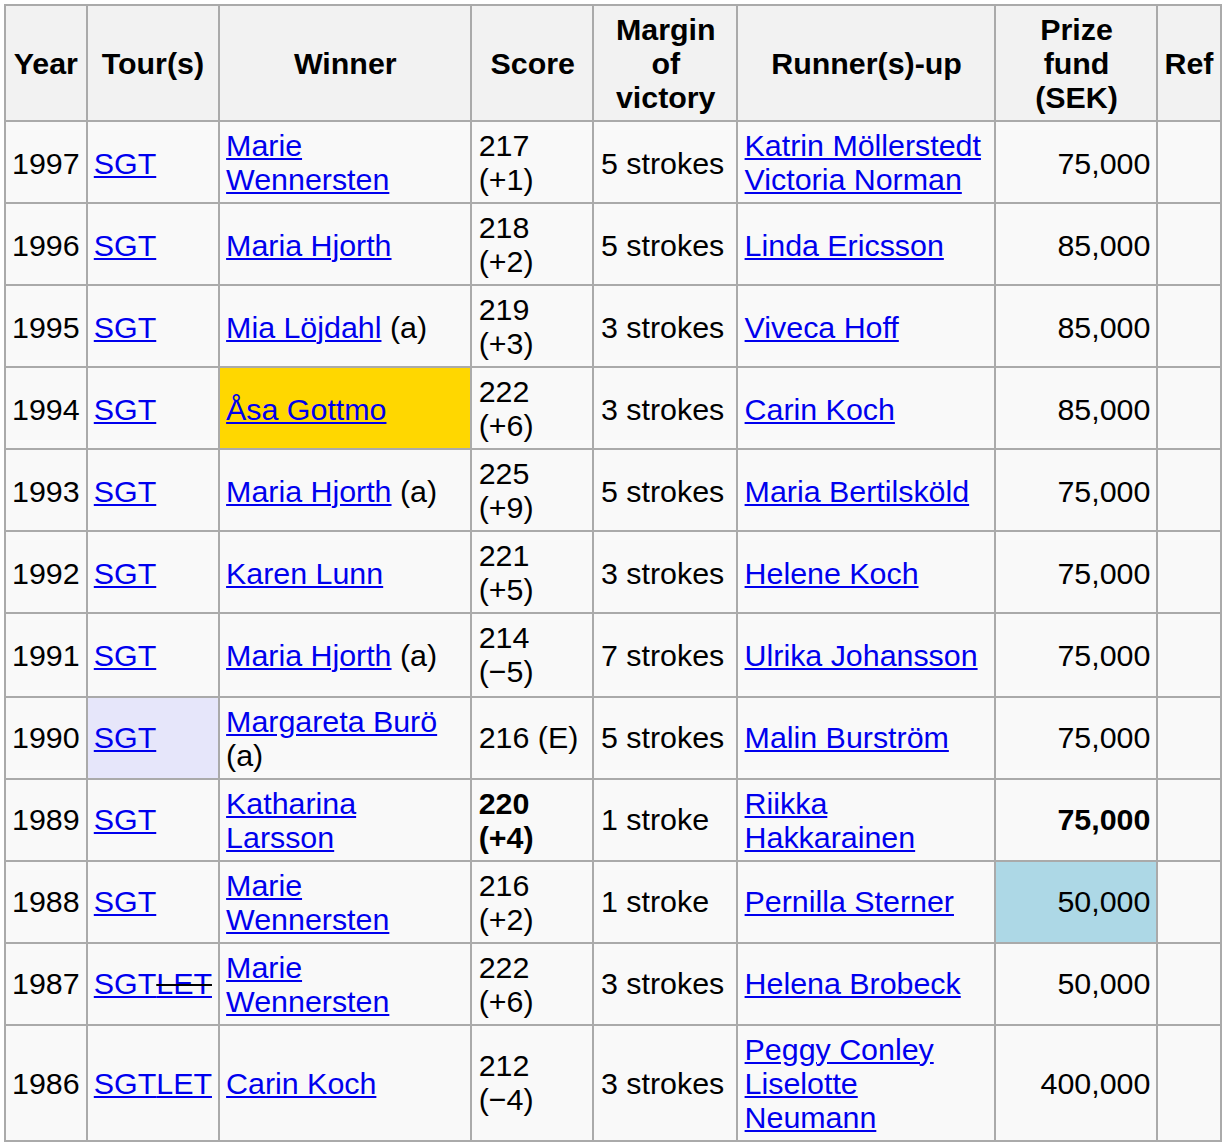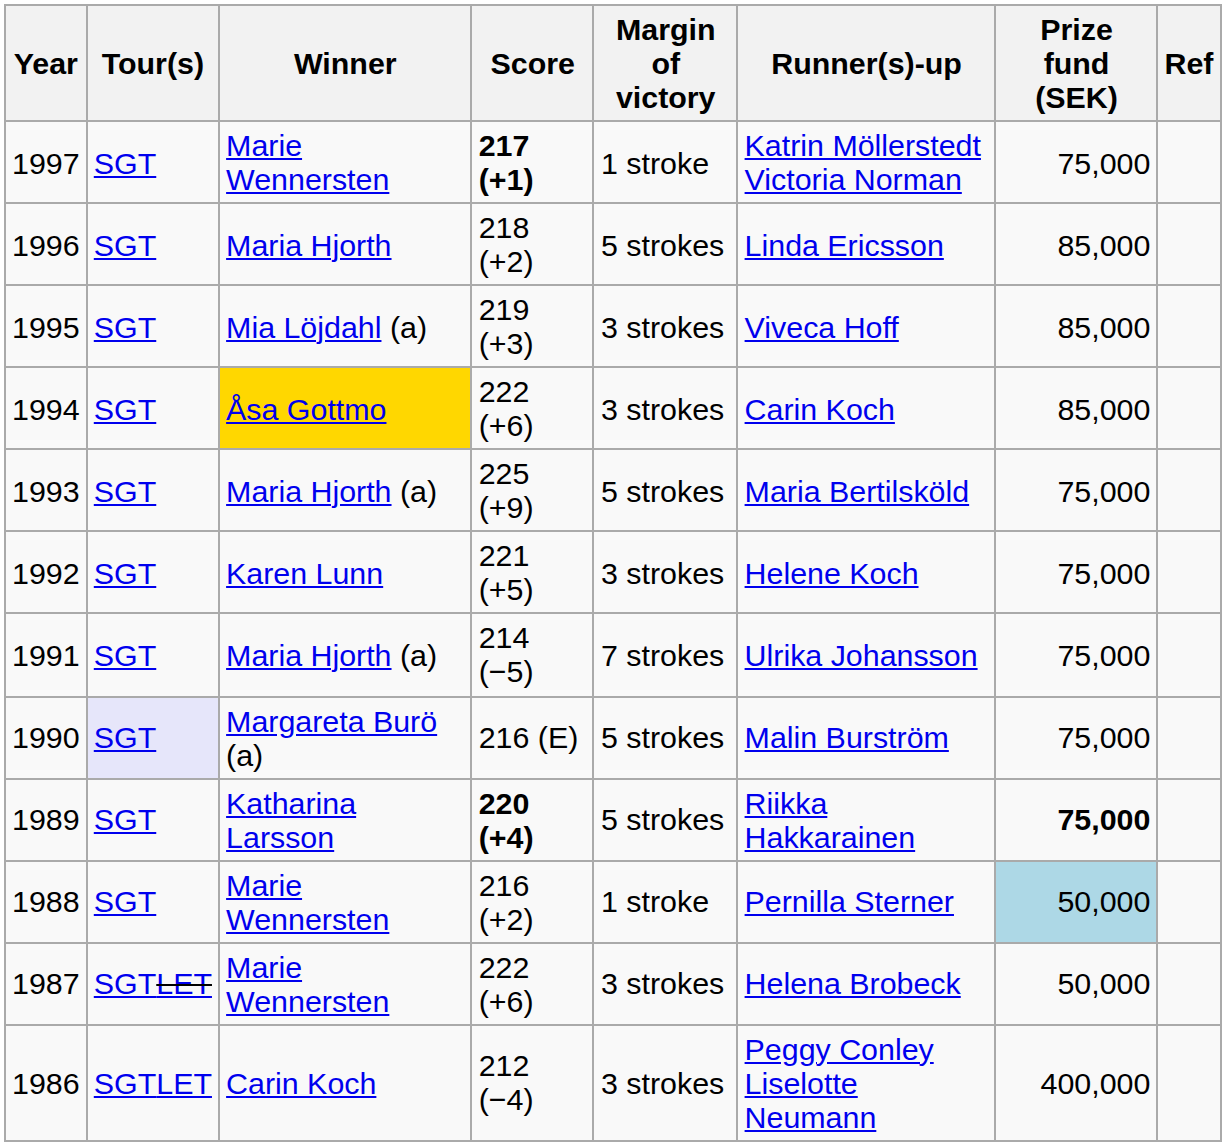(506, 162) normal -> (506, 162) bold
(663, 162) 5 strokes -> (655, 162) 1 stroke
(655, 819) 1 stroke -> (663, 819) 5 strokes
